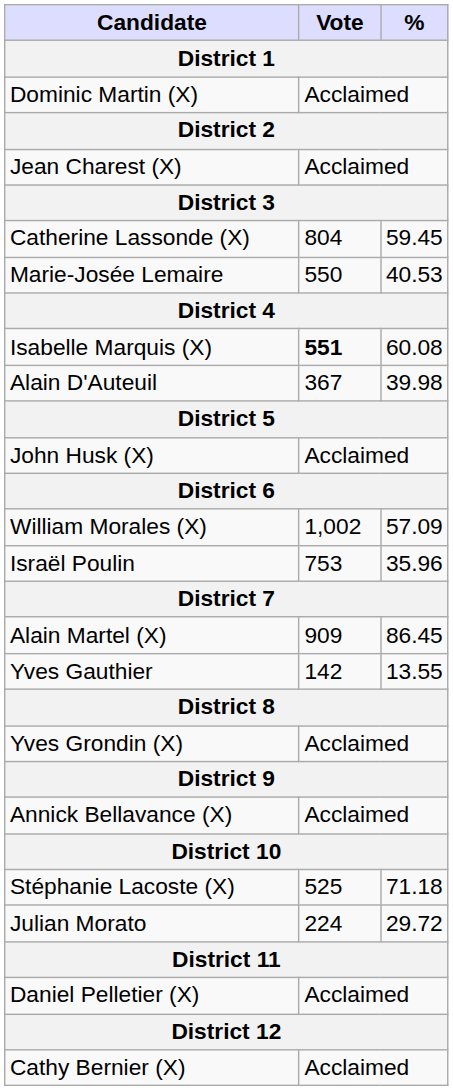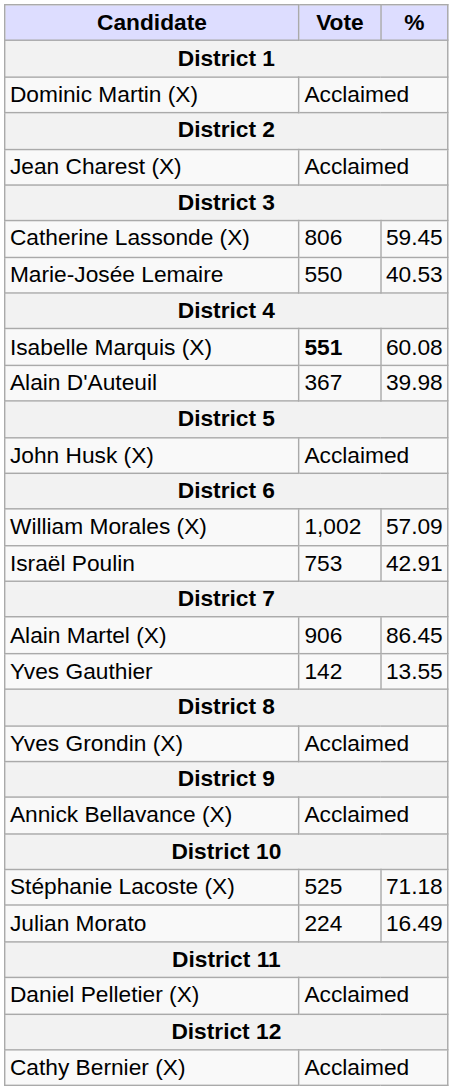(323, 238) 804 -> (323, 238) 806
(414, 563) 35.96 -> (414, 563) 42.91
(323, 635) 909 -> (323, 635) 906
(414, 923) 29.72 -> (414, 923) 16.49
